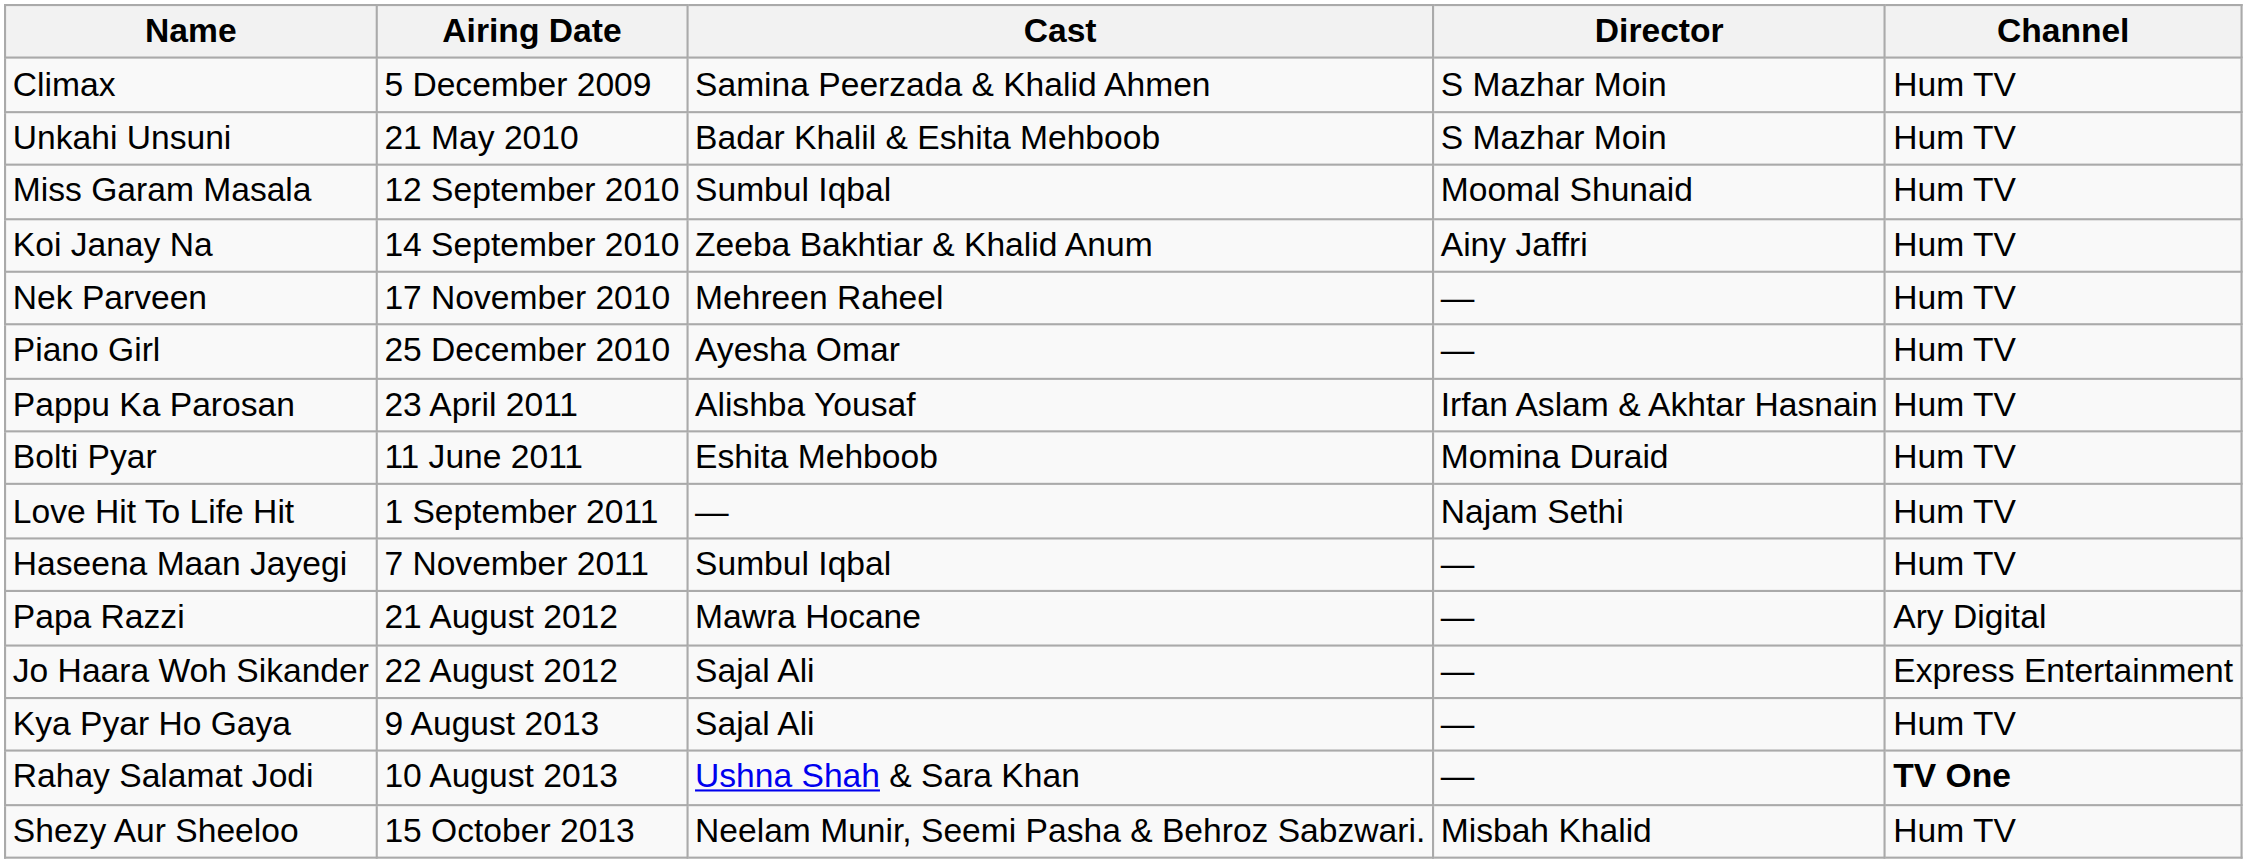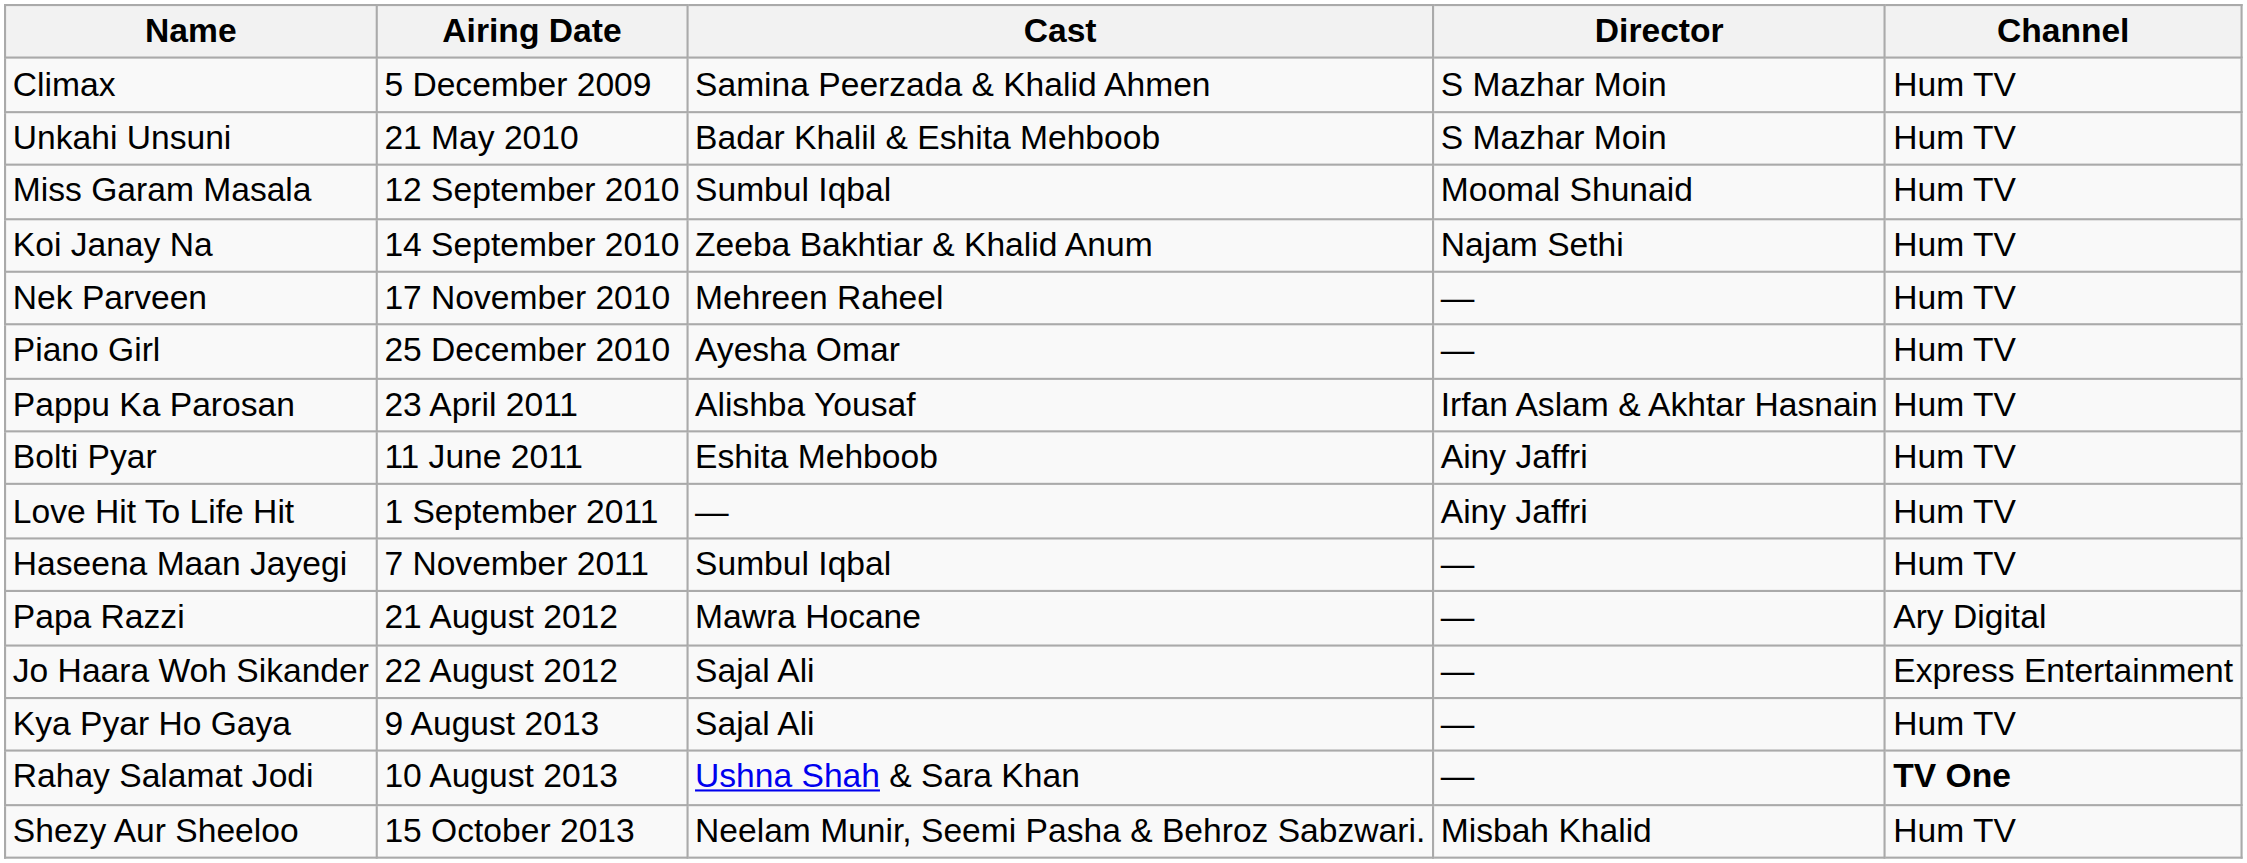(1514, 244) Ainy Jaffri -> (1532, 244) Najam Sethi
(1555, 457) Momina Duraid -> (1514, 457) Ainy Jaffri
(1532, 510) Najam Sethi -> (1514, 510) Ainy Jaffri
